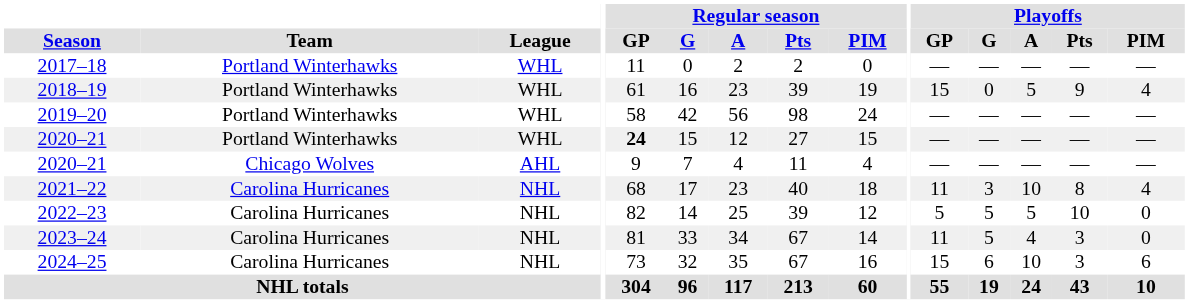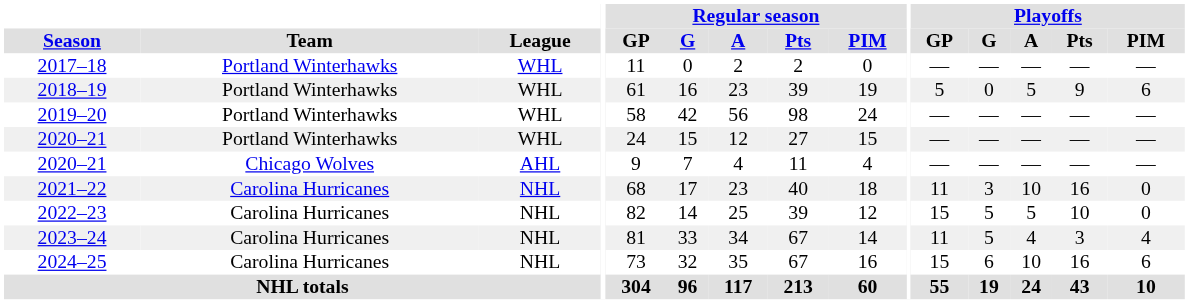(939, 89) 15 -> (939, 89) 5
(1146, 89) 4 -> (1146, 89) 6
(636, 139) bold -> (636, 139) normal
(1080, 188) 8 -> (1080, 188) 16
(1146, 188) 4 -> (1146, 188) 0
(939, 212) 5 -> (939, 212) 15
(1146, 237) 0 -> (1146, 237) 4
(1080, 262) 3 -> (1080, 262) 16
